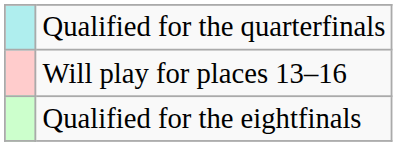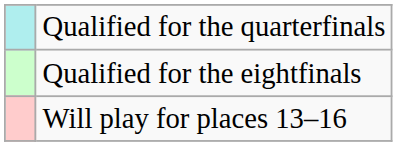rows swapped: (202, 118) <-> (195, 72)
